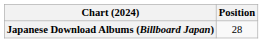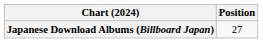(237, 29) 28 -> (237, 29) 27
